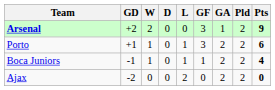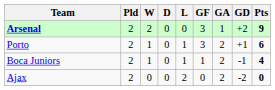columns swapped: (242, 12) <-> (131, 12)
